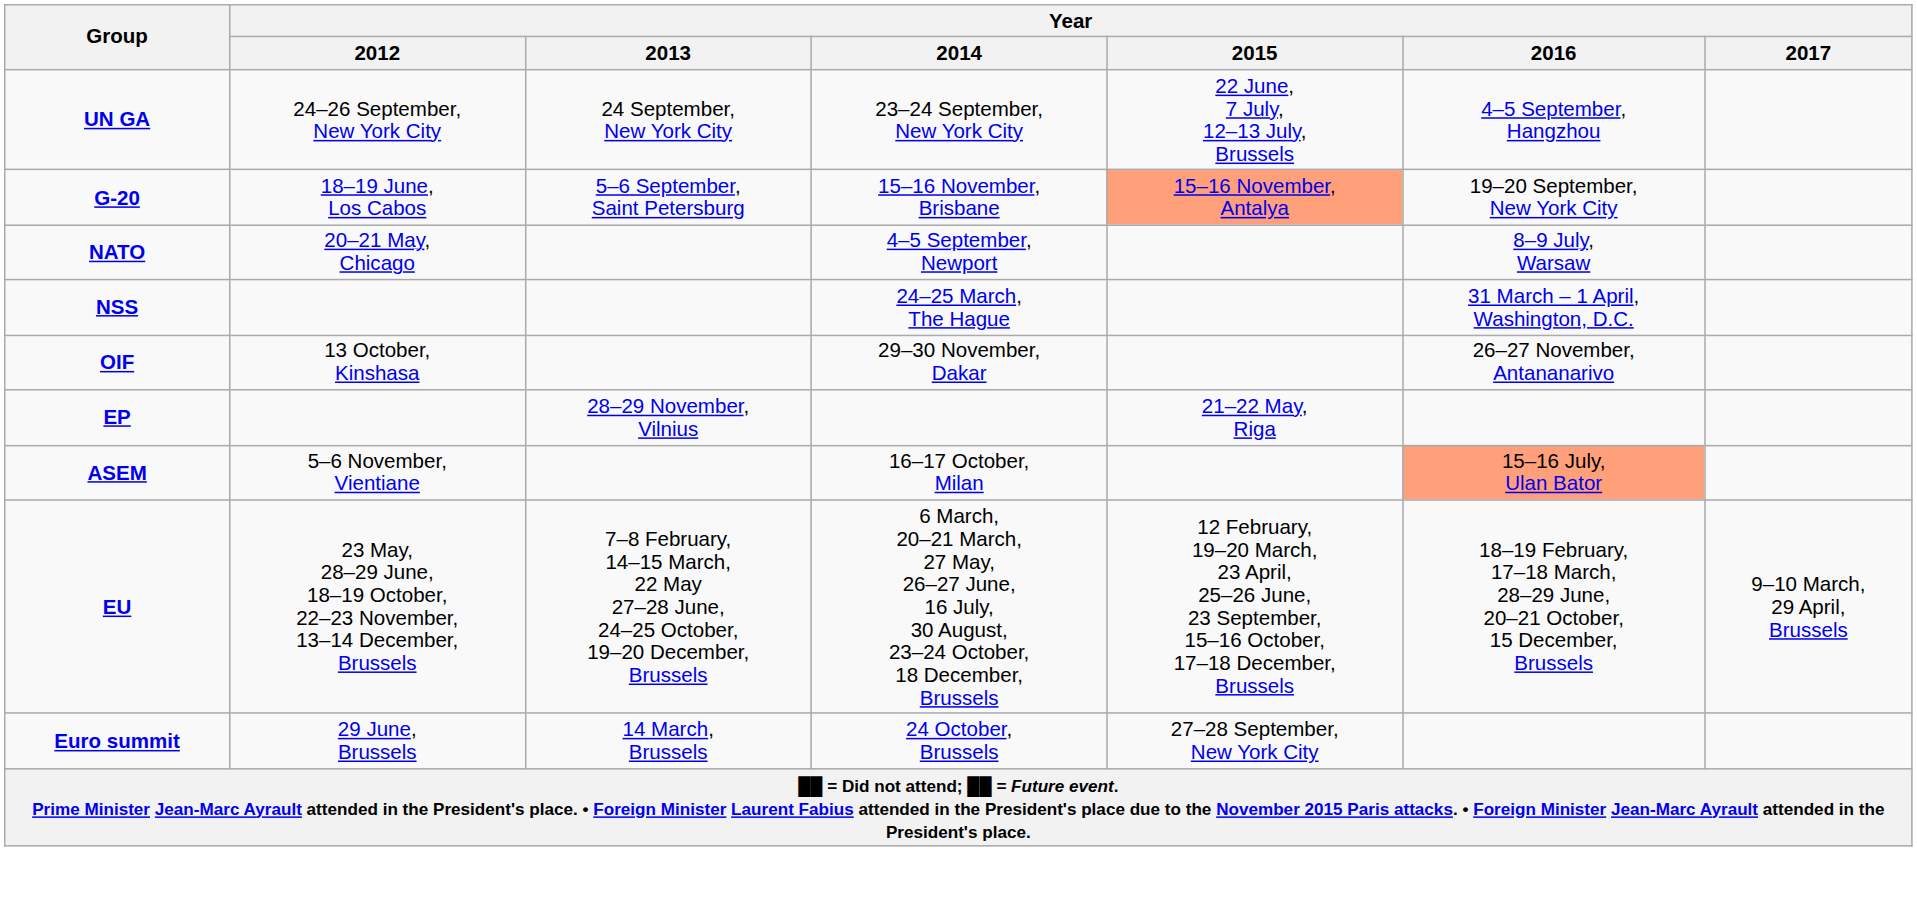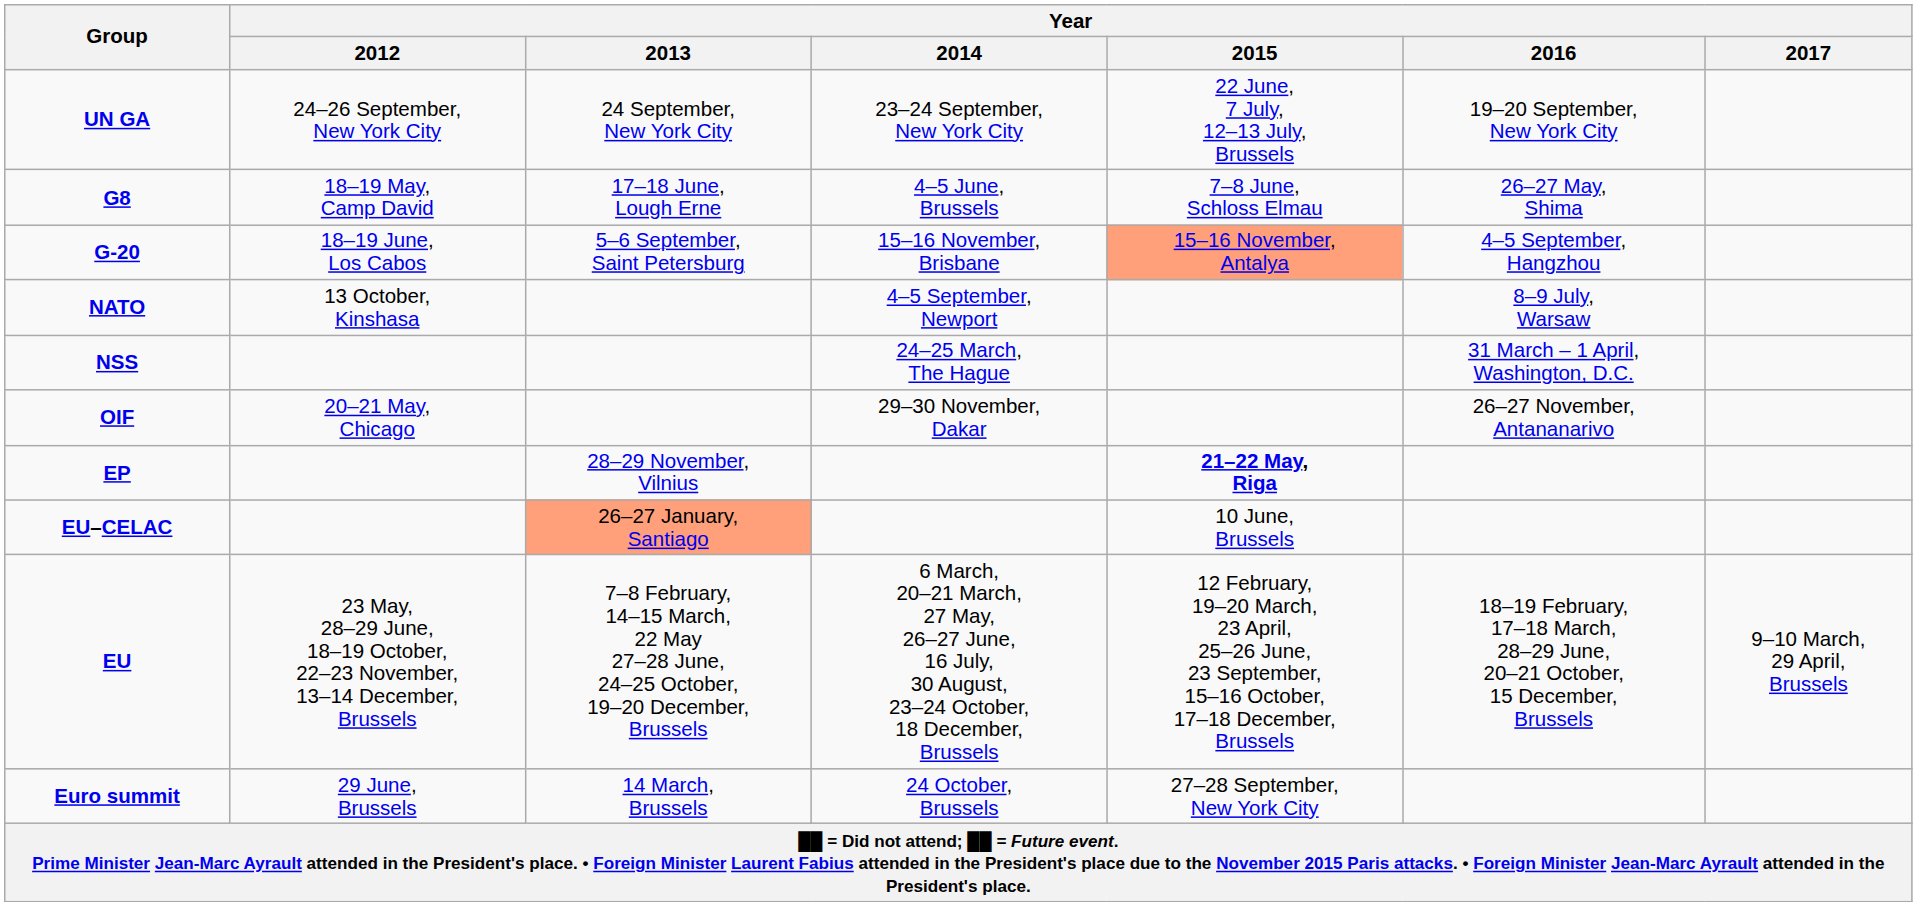(1554, 119) 4–5 September, Hangzhou -> (1554, 119) 19–20 September, New York City
+ row: (117, 197)
(1554, 197) 19–20 September, New York City -> (1554, 252) 4–5 September, Hangzhou
(377, 252) 20–21 May, Chicago -> (377, 307) 13 October, Kinshasa
(377, 362) 13 October, Kinshasa -> (377, 417) 20–21 May, Chicago
(1255, 417) normal -> (1255, 472) bold
- row: (117, 472)
+ row: (117, 527)
